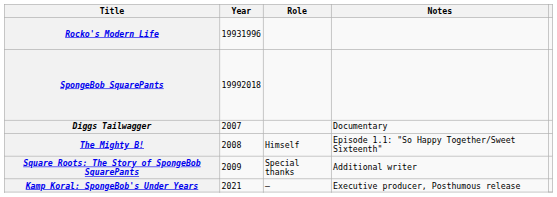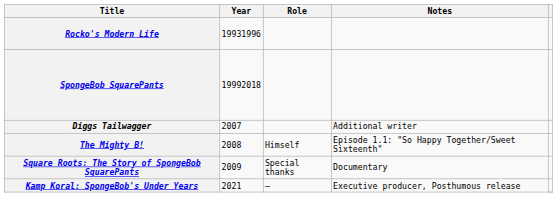(360, 127) Documentary -> (375, 127) Additional writer
(375, 168) Additional writer -> (360, 168) Documentary
